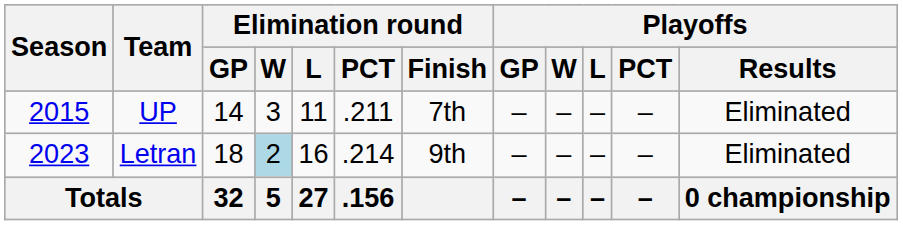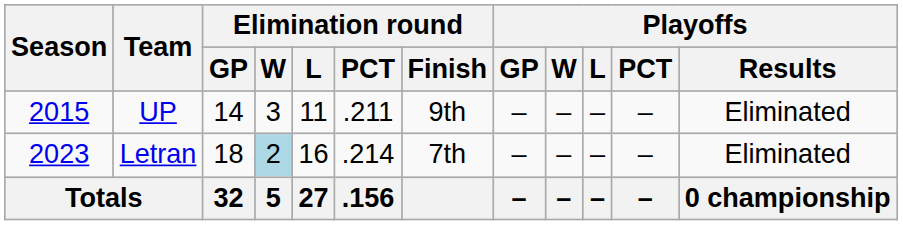(447, 111) 7th -> (447, 111) 9th
(447, 154) 9th -> (447, 154) 7th
